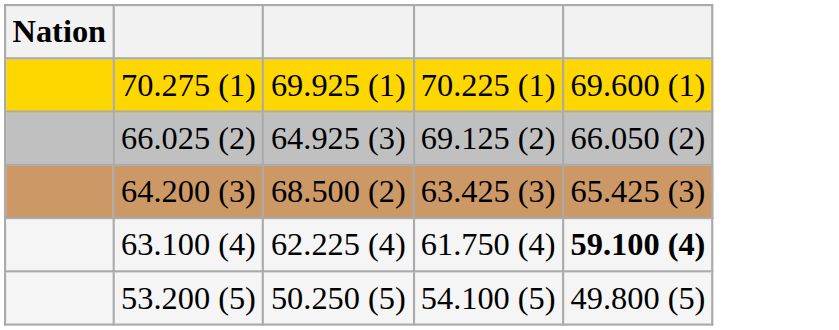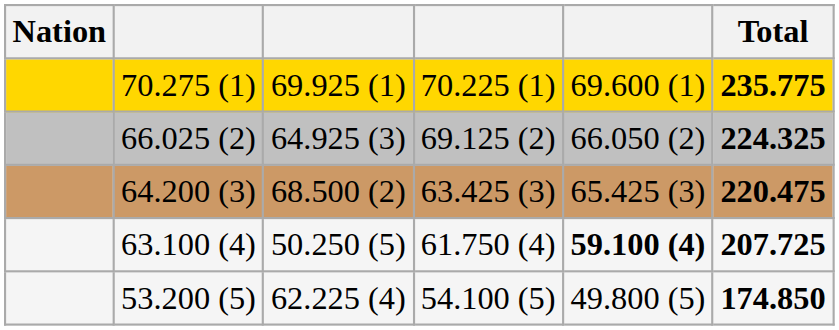+ column: (773, 31)
(338, 244) 62.225 (4) -> (338, 244) 50.250 (5)
(338, 298) 50.250 (5) -> (338, 298) 62.225 (4)
